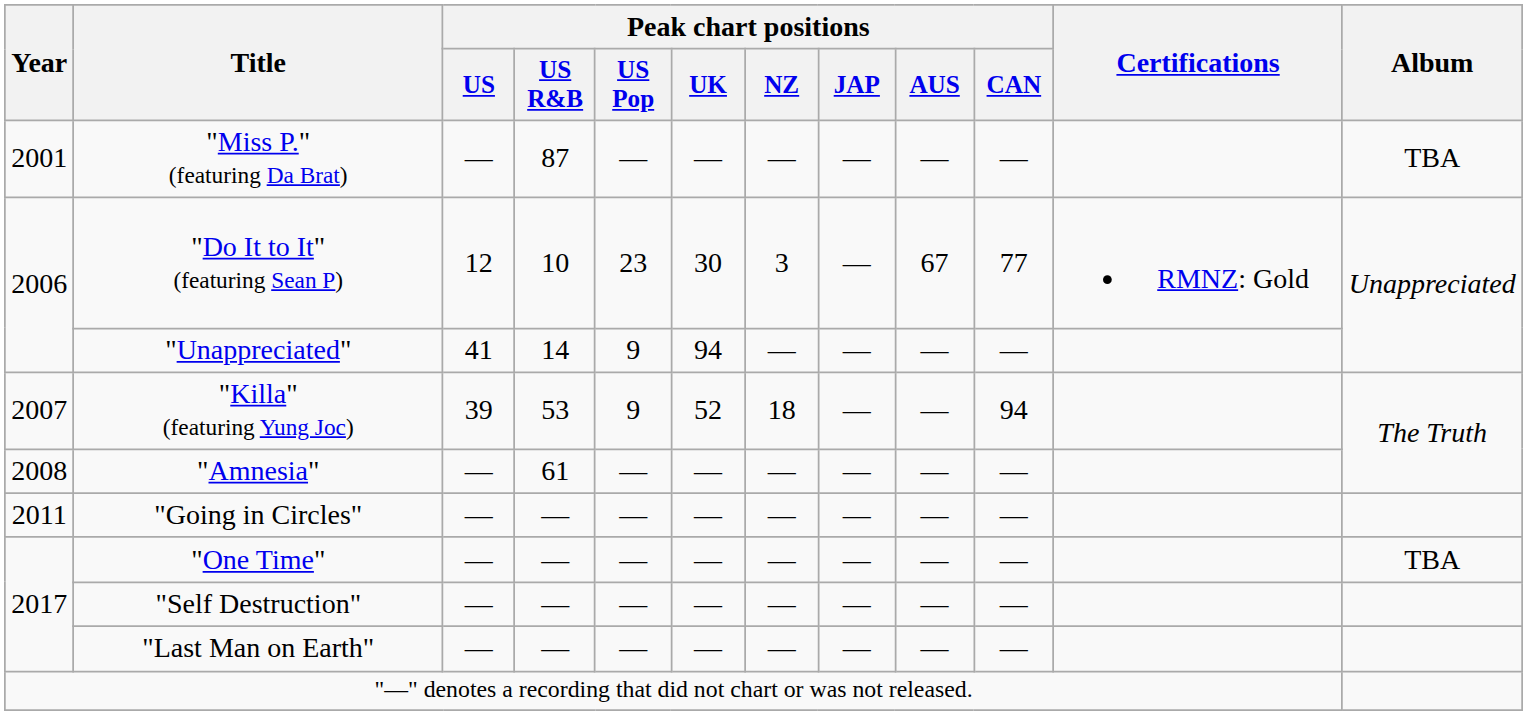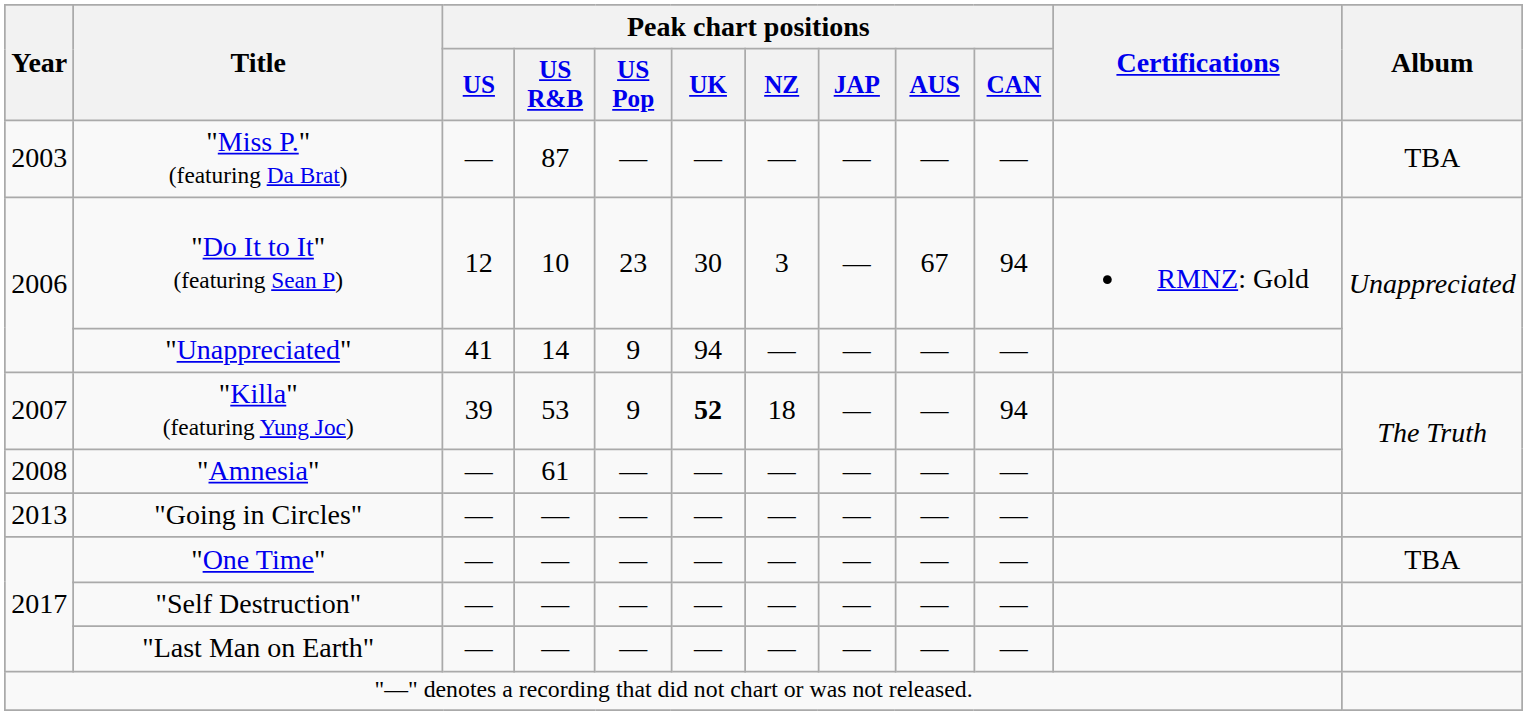(39, 158) 2001 -> (39, 158) 2003
(1014, 262) 77 -> (1014, 262) 94
(708, 410) normal -> (708, 410) bold
(39, 514) 2011 -> (39, 514) 2013
